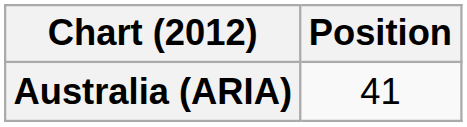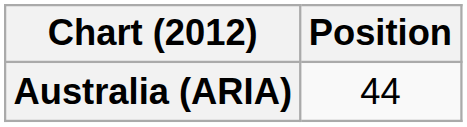(380, 90) 41 -> (380, 90) 44
